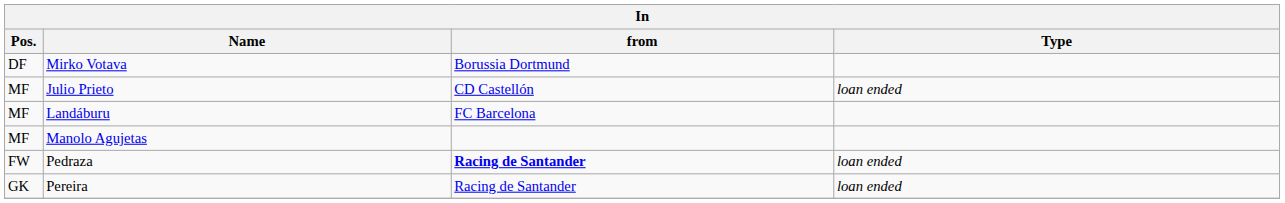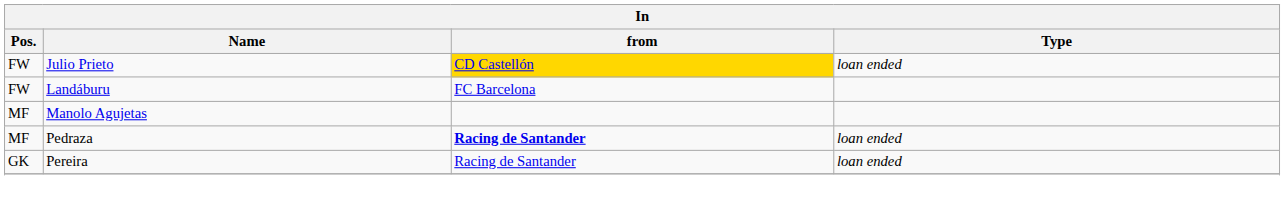- row: (87, 65)
(19, 89) MF -> (19, 65) FW
(494, 89) no background -> (494, 65) gold background
(19, 113) MF -> (19, 89) FW
(19, 162) FW -> (19, 138) MF
